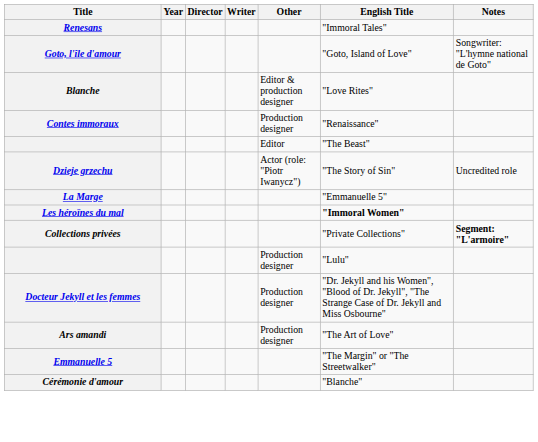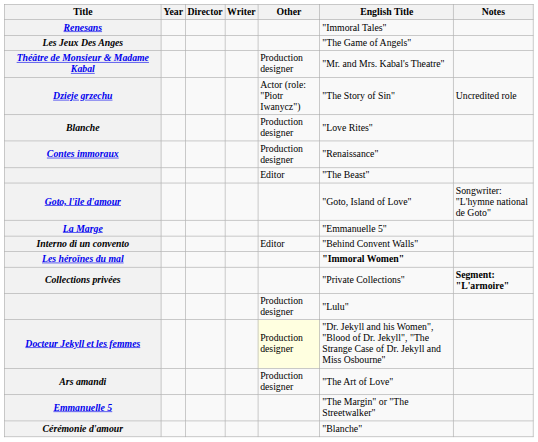+ row: (83, 43)
+ row: (83, 64)
rows swapped: (83, 54) <-> (83, 170)
(281, 91) Editor & production designer -> (282, 128) Production designer
+ row: (83, 243)
(282, 297) no background -> (282, 344) lightyellow background
